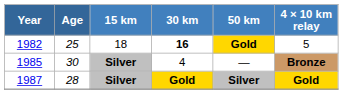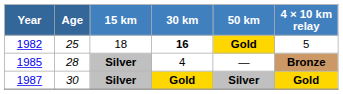(72, 62) 30 -> (72, 62) 28
(72, 80) 28 -> (72, 80) 30
